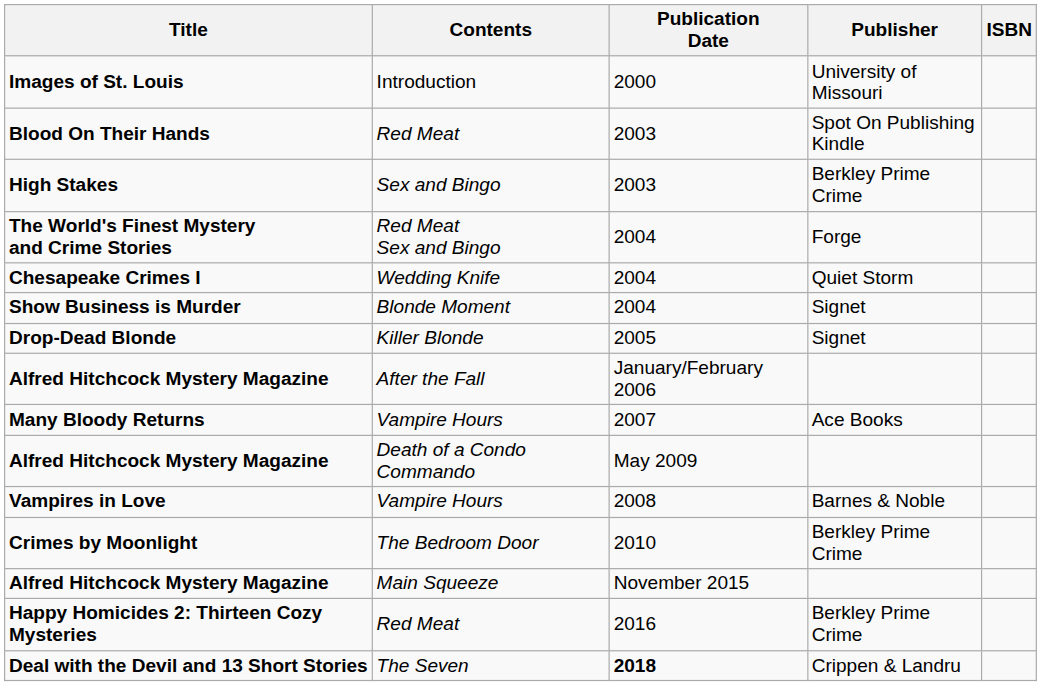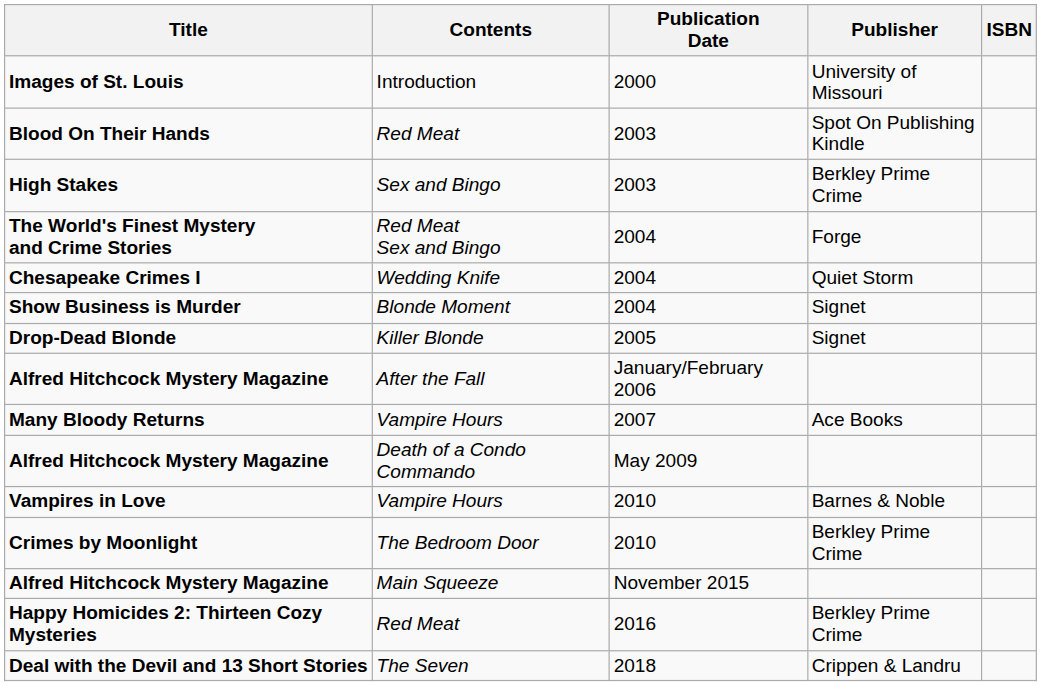(635, 501) 2008 -> (635, 501) 2010
(635, 665) bold -> (635, 665) normal
